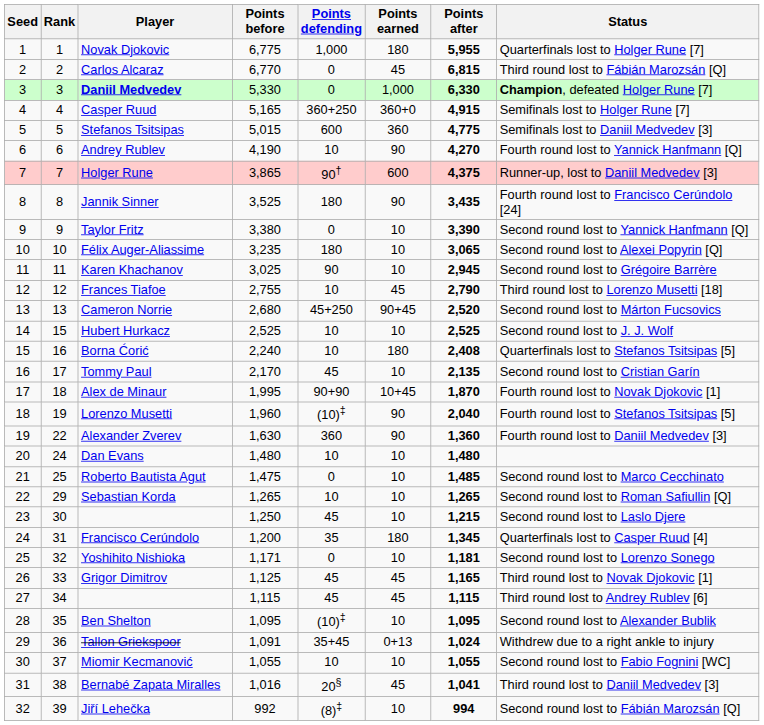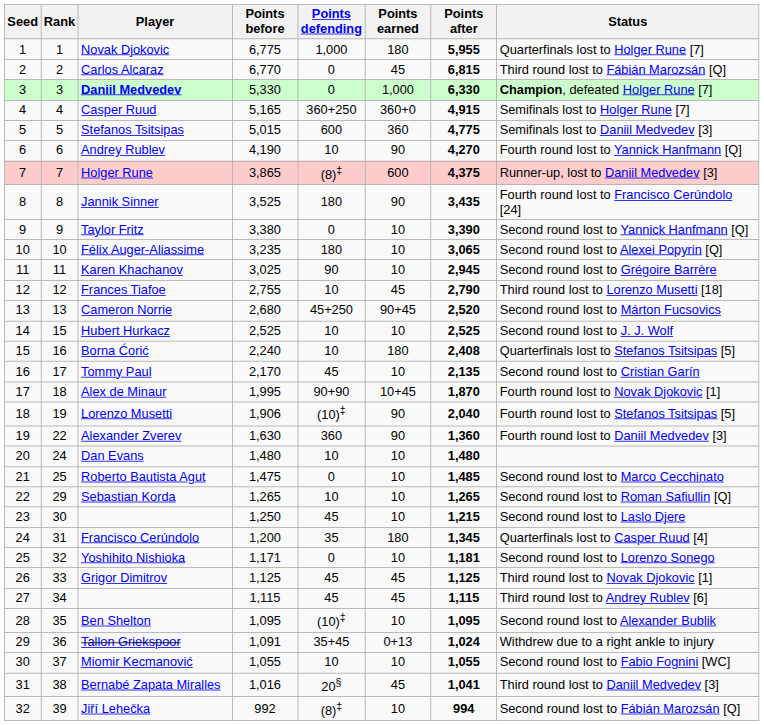(331, 172) 90† -> (331, 172) (8)‡
(265, 414) 1,960 -> (265, 414) 1,906
(464, 578) 1,165 -> (464, 578) 1,125
